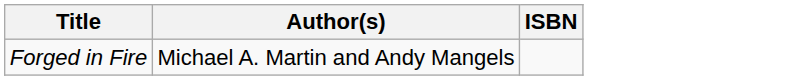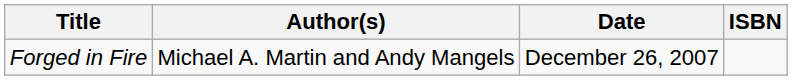+ column: (622, 22)
